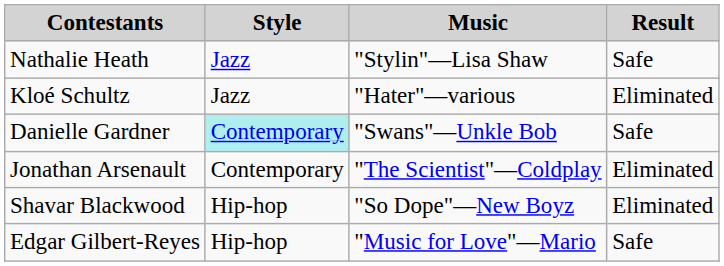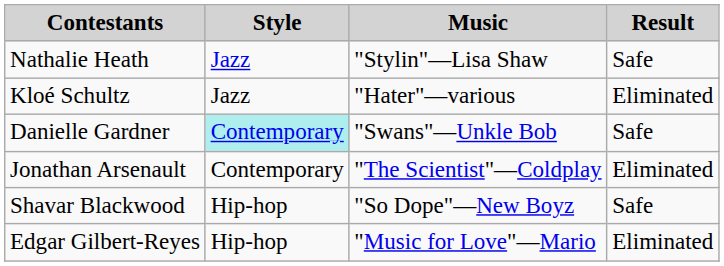(663, 205) Eliminated -> (633, 205) Safe
(633, 242) Safe -> (663, 242) Eliminated
